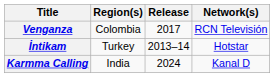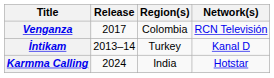columns swapped: (118, 13) <-> (169, 13)
(231, 47) Hotstar -> (231, 47) Kanal D
(231, 64) Kanal D -> (231, 64) Hotstar
